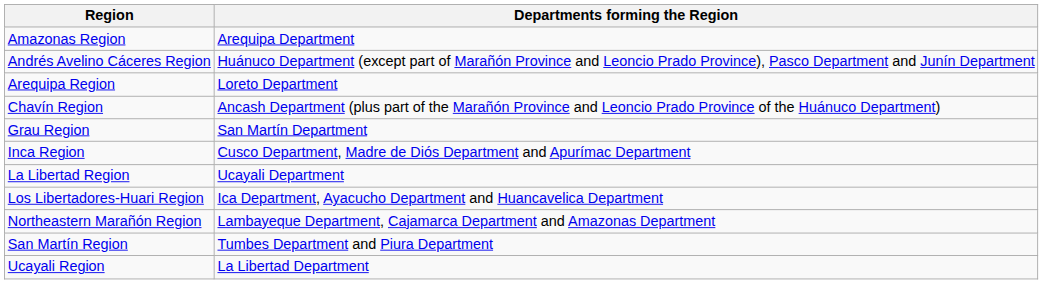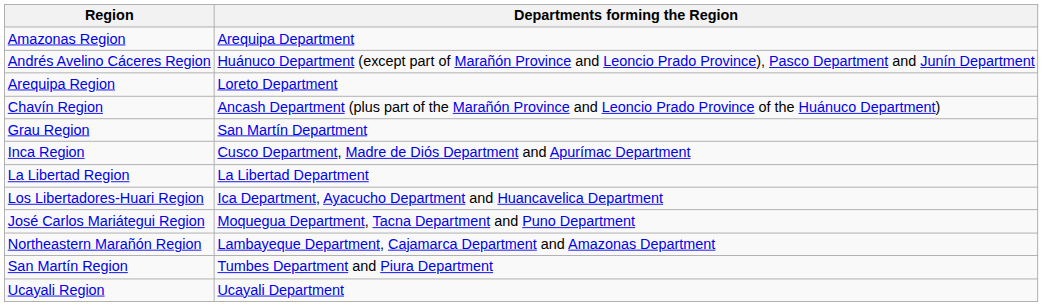(281, 175) Ucayali Department -> (293, 175) La Libertad Department
+ row: (106, 221)
(293, 267) La Libertad Department -> (281, 289) Ucayali Department
